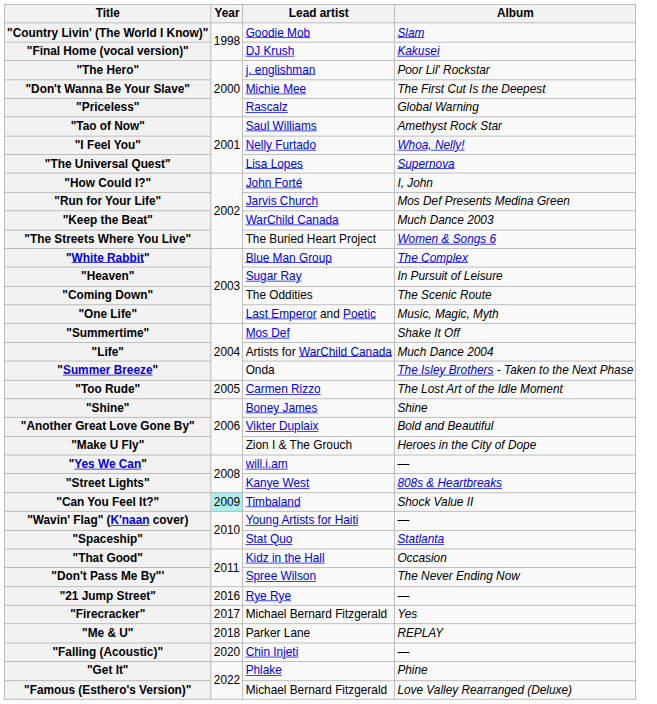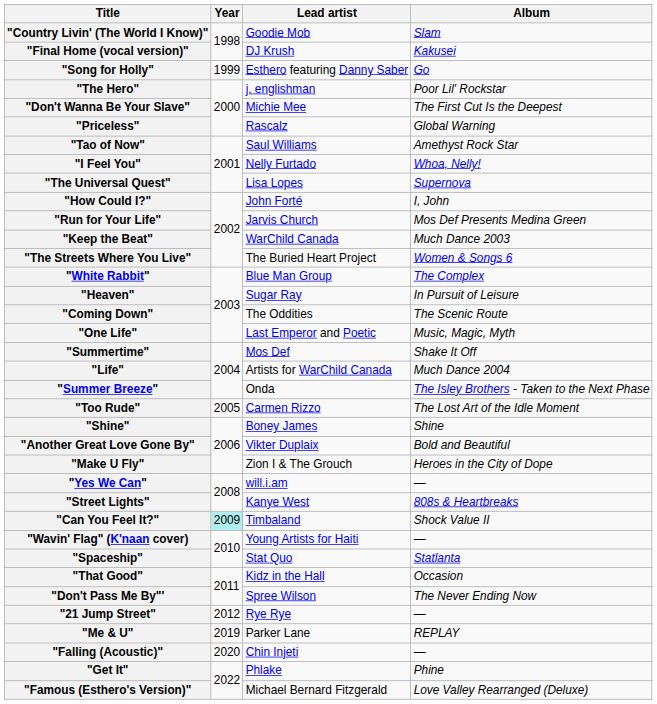+ row: (108, 70)
(227, 595) 2016 -> (227, 614) 2012
- row: (108, 614)
(227, 633) 2018 -> (227, 633) 2019
